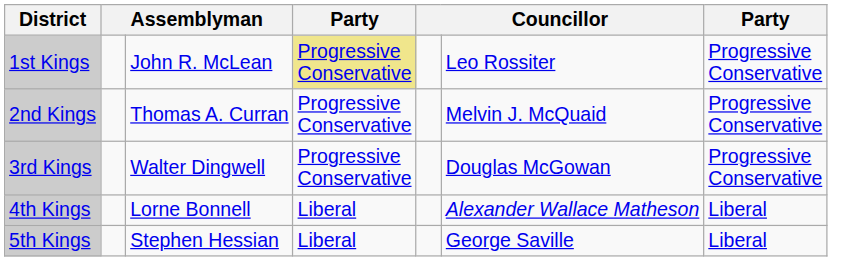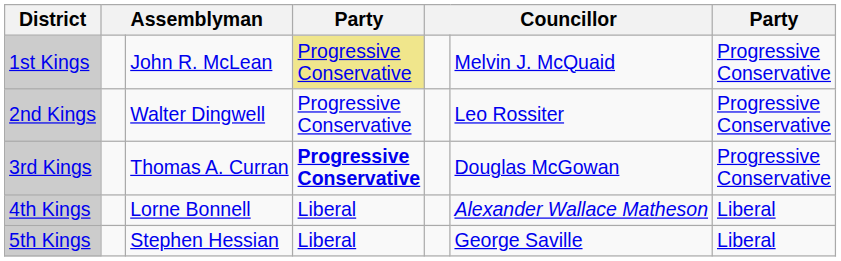(501, 61) Leo Rossiter -> (535, 61) Melvin J. McQuaid
(209, 114) Thomas A. Curran -> (198, 114) Walter Dingwell
(526, 114) Melvin J. McQuaid -> (509, 114) Leo Rossiter
(198, 167) Walter Dingwell -> (209, 167) Thomas A. Curran
(355, 167) normal -> (359, 167) bold
